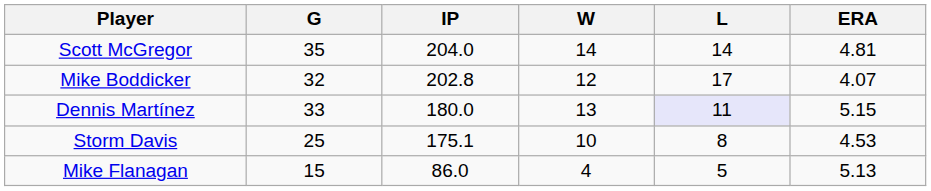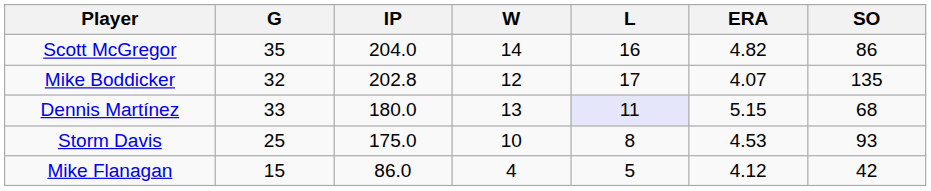+ column: (867, 19)
(722, 49) 14 -> (630, 49) 16
(858, 49) 4.81 -> (748, 49) 4.82
(450, 140) 175.1 -> (393, 140) 175.0
(858, 170) 5.13 -> (748, 170) 4.12
